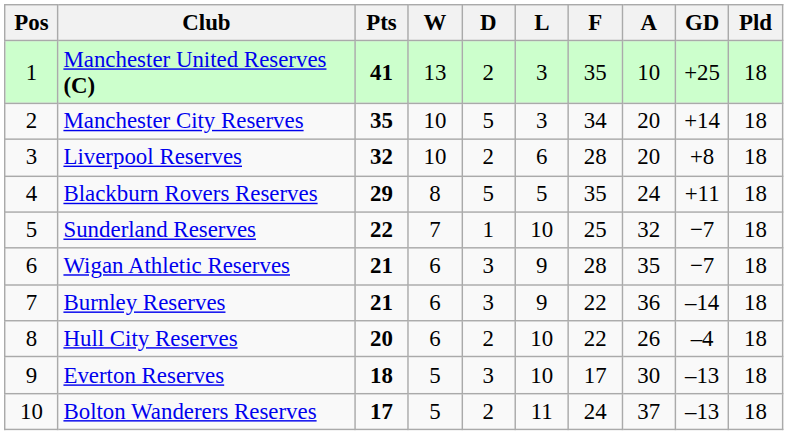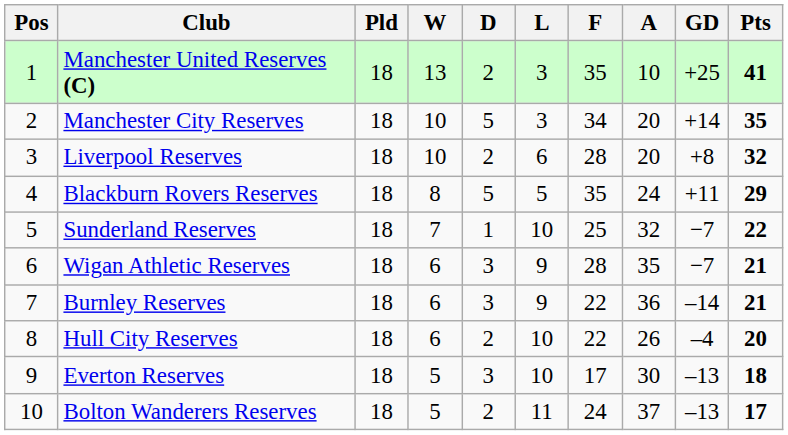columns swapped: (756, 22) <-> (381, 22)
